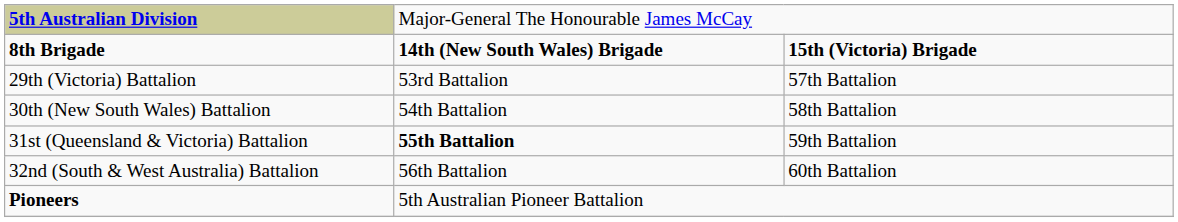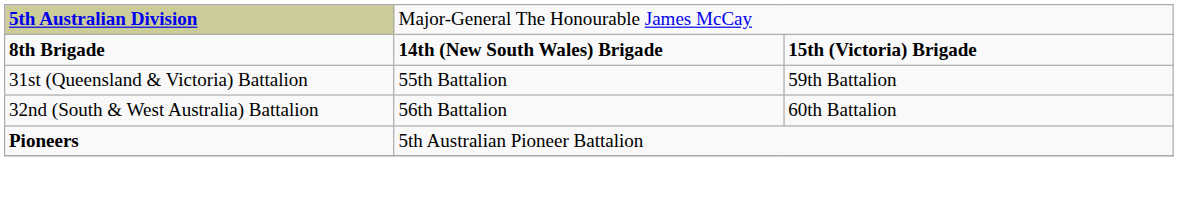- row: (103, 79)
- row: (140, 110)
(456, 140) bold -> (453, 79) normal
